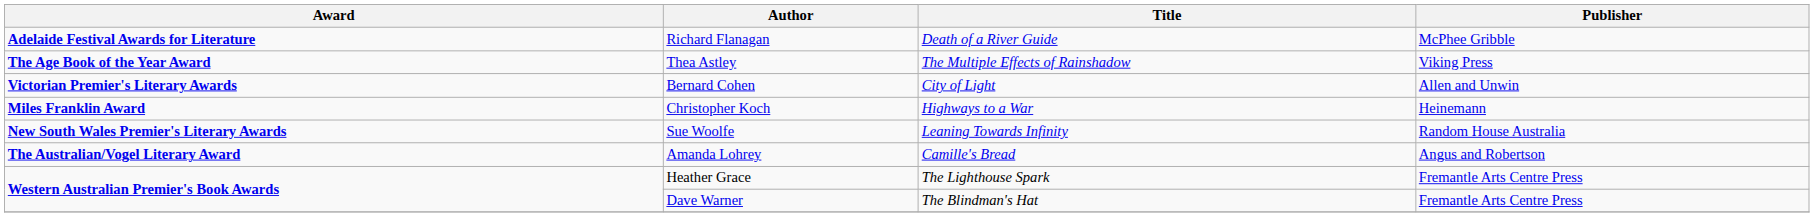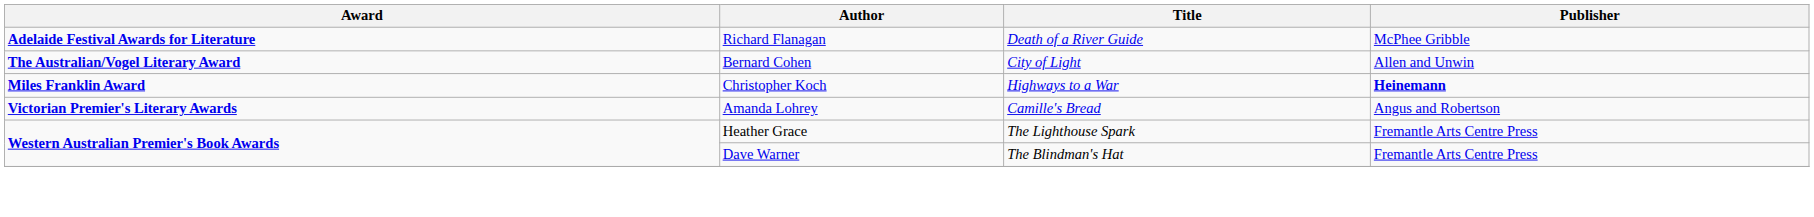- row: (701, 62)
(122, 85) Victorian Premier's Literary Awards -> (124, 62) The Australian/Vogel Literary Award
(1452, 108) normal -> (1410, 85) bold
- row: (700, 131)
(124, 154) The Australian/Vogel Literary Award -> (122, 108) Victorian Premier's Literary Awards
